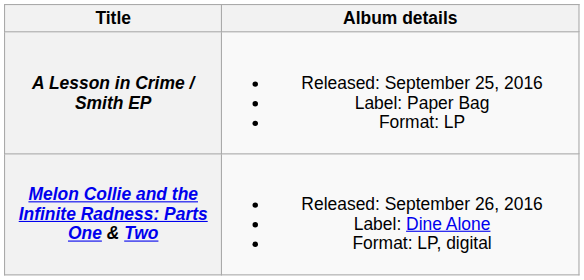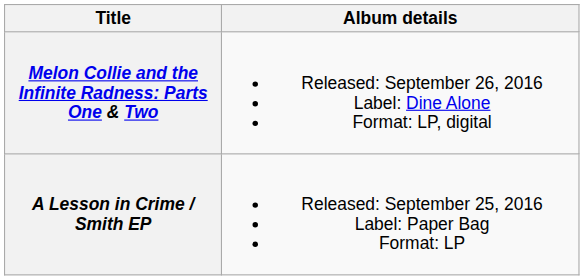rows swapped: (113, 92) <-> (113, 214)
